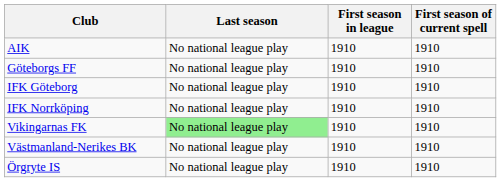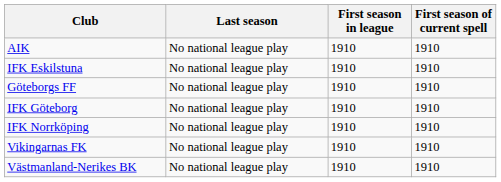+ row: (45, 68)
(228, 127) lightgreen background -> (228, 147) no background
- row: (34, 166)
